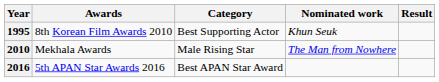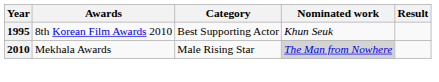(342, 49) no background -> (338, 49) lightgrey background
- row: (18, 67)
